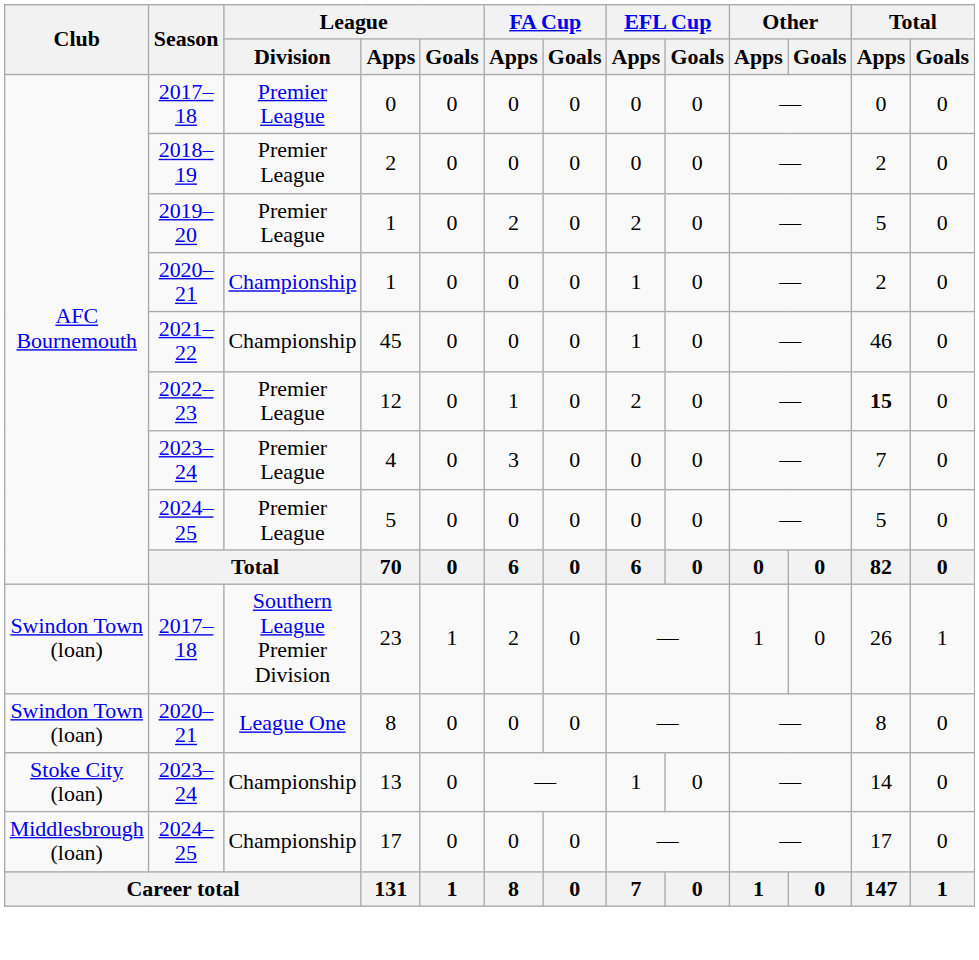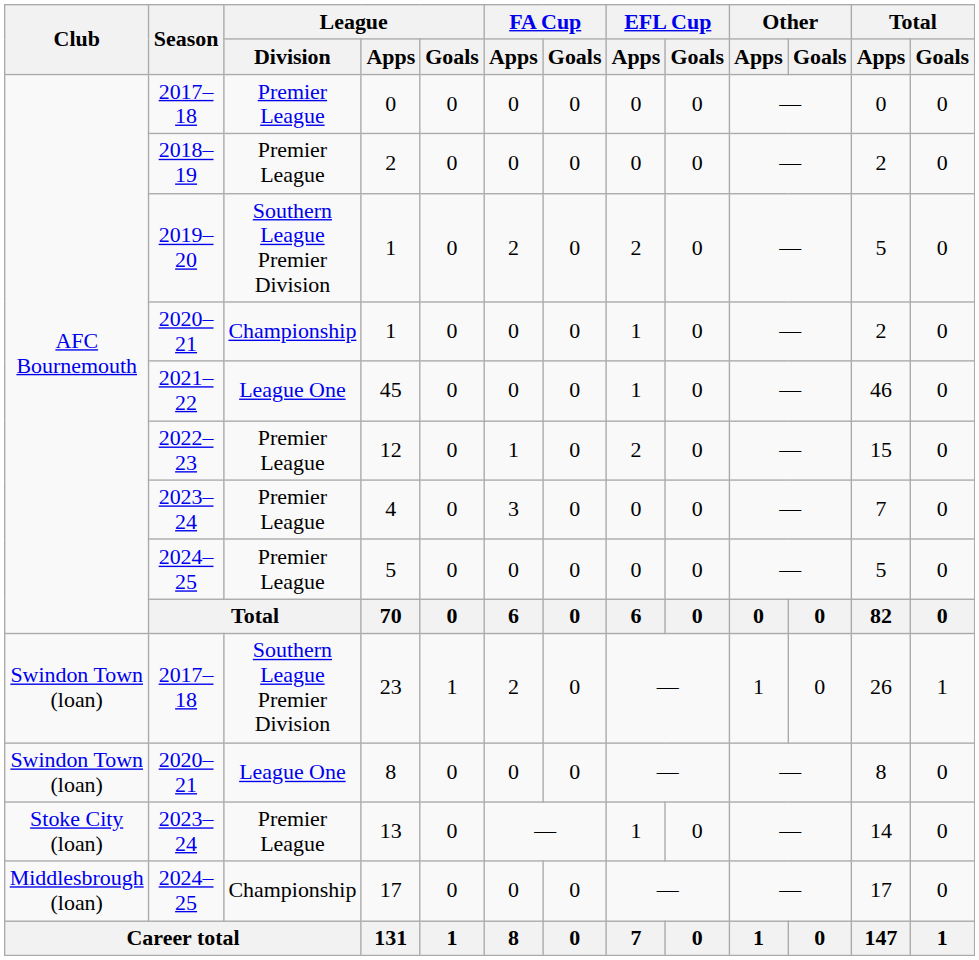(292, 222) Premier League -> (292, 247) Southern League Premier Division
(292, 341) Championship -> (292, 390) League One
(881, 400) bold -> (881, 450) normal
(292, 782) Championship -> (292, 831) Premier League
